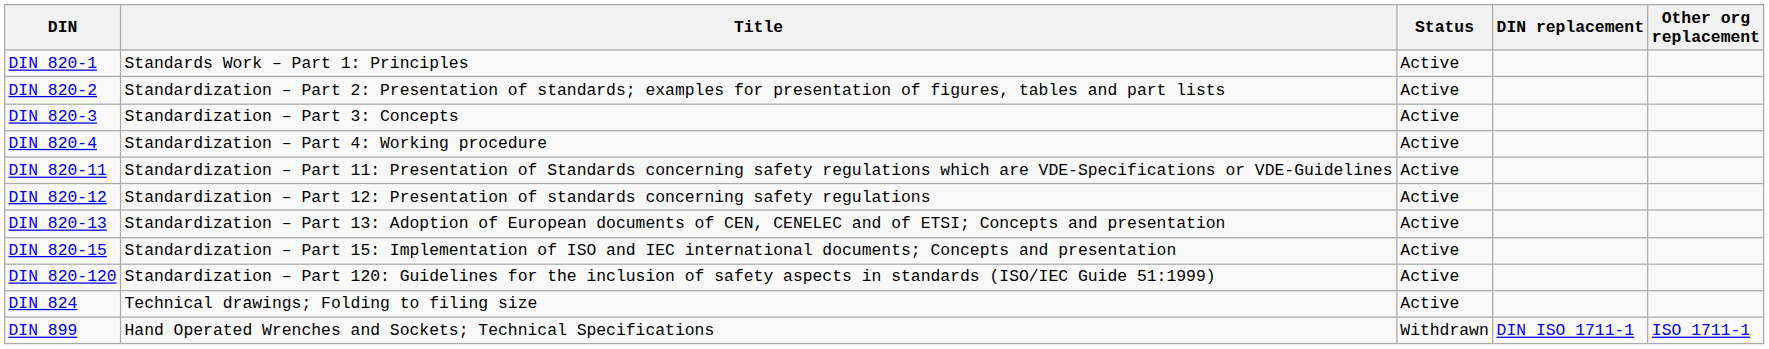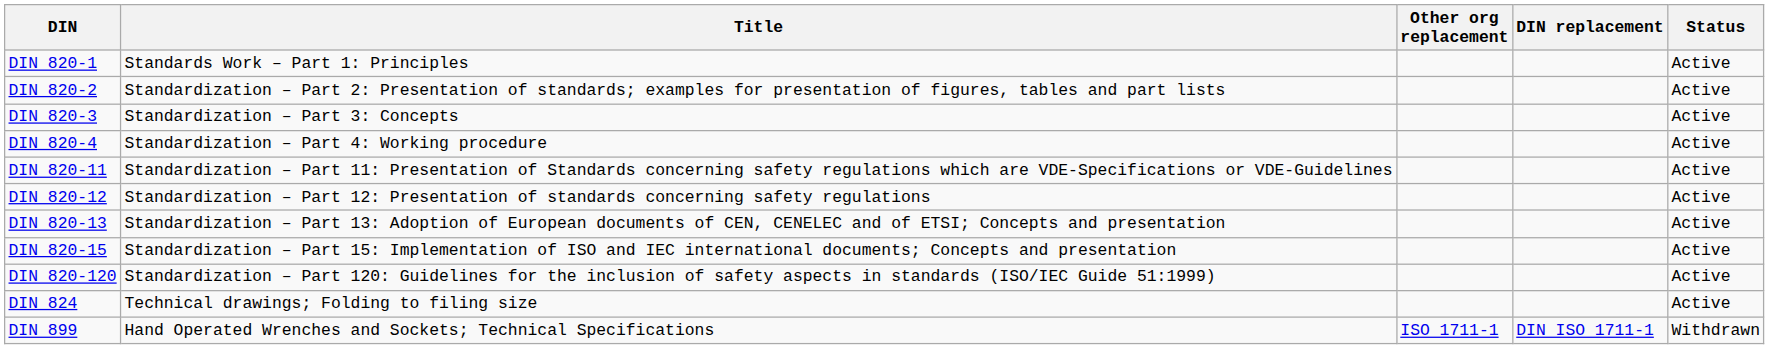columns swapped: (1445, 27) <-> (1706, 27)
